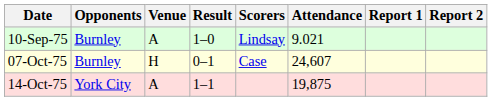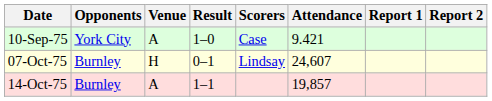(98, 38) Burnley -> (103, 38) York City
(262, 38) Lindsay -> (253, 38) Case
(308, 38) 9.021 -> (308, 38) 9.421
(253, 61) Case -> (262, 61) Lindsay
(103, 84) York City -> (98, 84) Burnley
(311, 84) 19,875 -> (311, 84) 19,857
